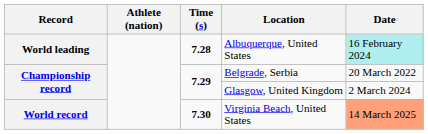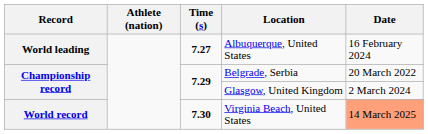(201, 49) 7.28 -> (201, 49) 7.27
(375, 49) paleturquoise background -> (375, 49) no background
